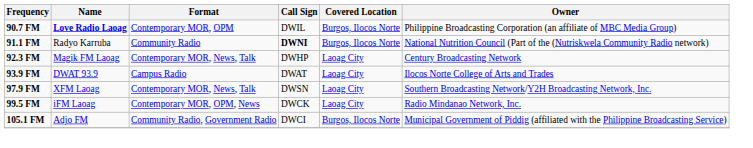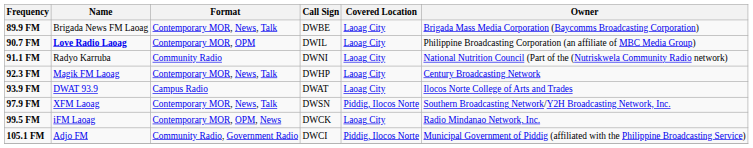+ row: (23, 28)
(361, 28) Burgos, Ilocos Norte -> (364, 43) Laoag City
(294, 43) bold -> (315, 58) normal
(361, 43) Burgos, Ilocos Norte -> (364, 58) Laoag City
(343, 89) Laoag City -> (381, 105) Piddig, Ilocos Norte
(361, 120) Burgos, Ilocos Norte -> (381, 136) Piddig, Ilocos Norte
